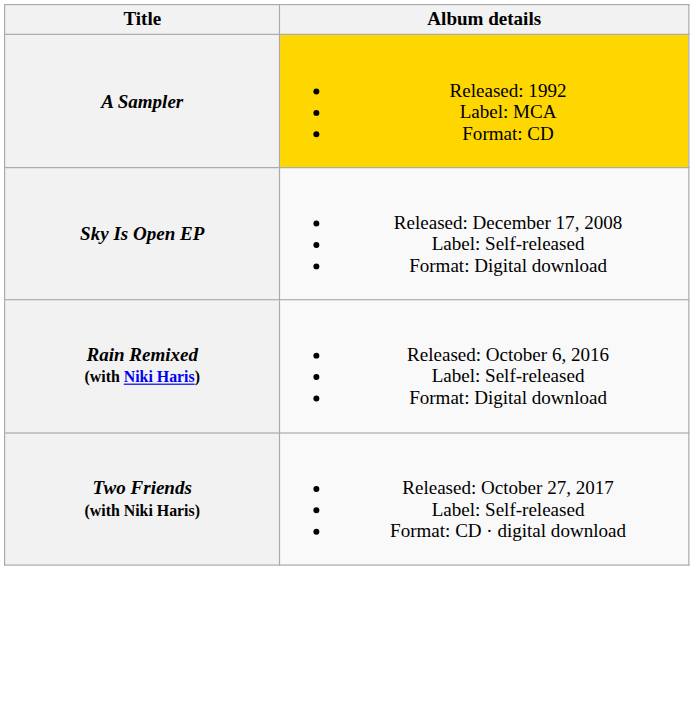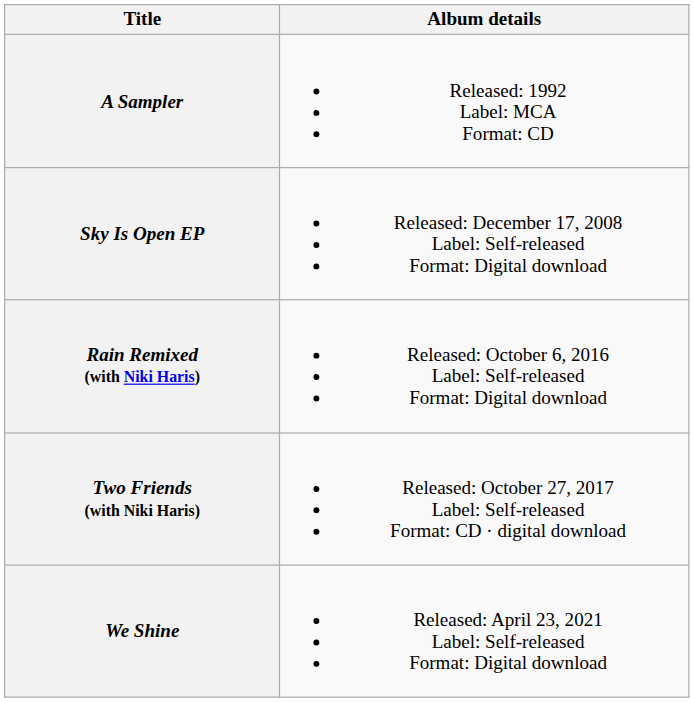(484, 112) gold background -> (484, 112) no background
+ row: (142, 631)
